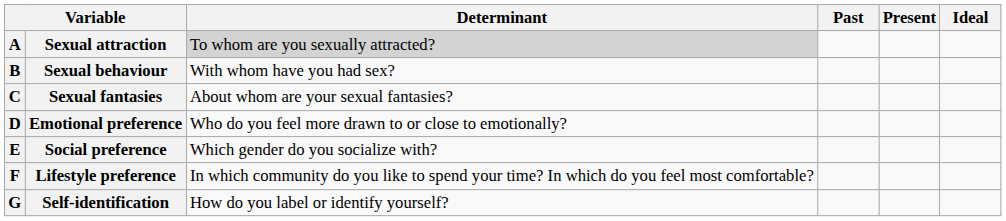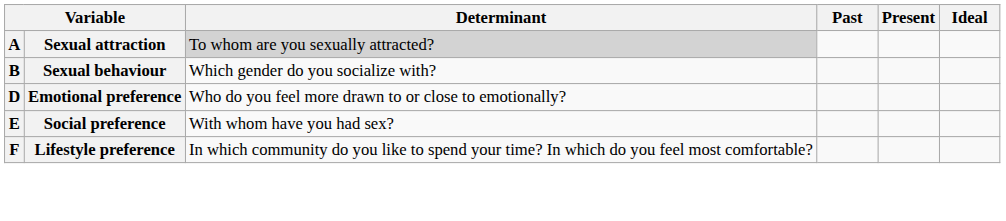(292, 70) With whom have you had sex? -> (313, 70) Which gender do you socialize with?
- row: (106, 96)
(314, 149) Which gender do you socialize with? -> (291, 123) With whom have you had sex?
- row: (106, 202)
